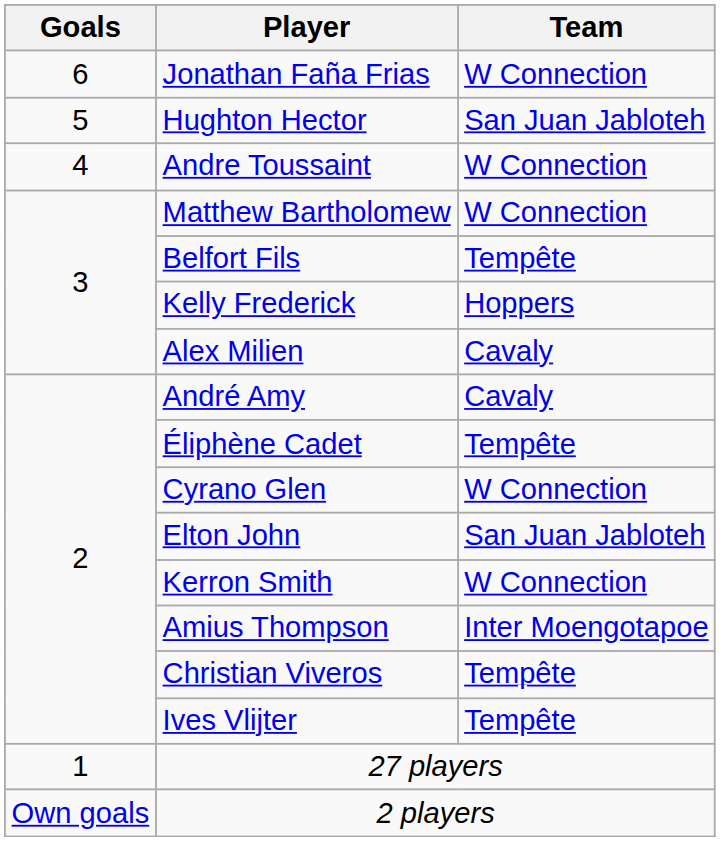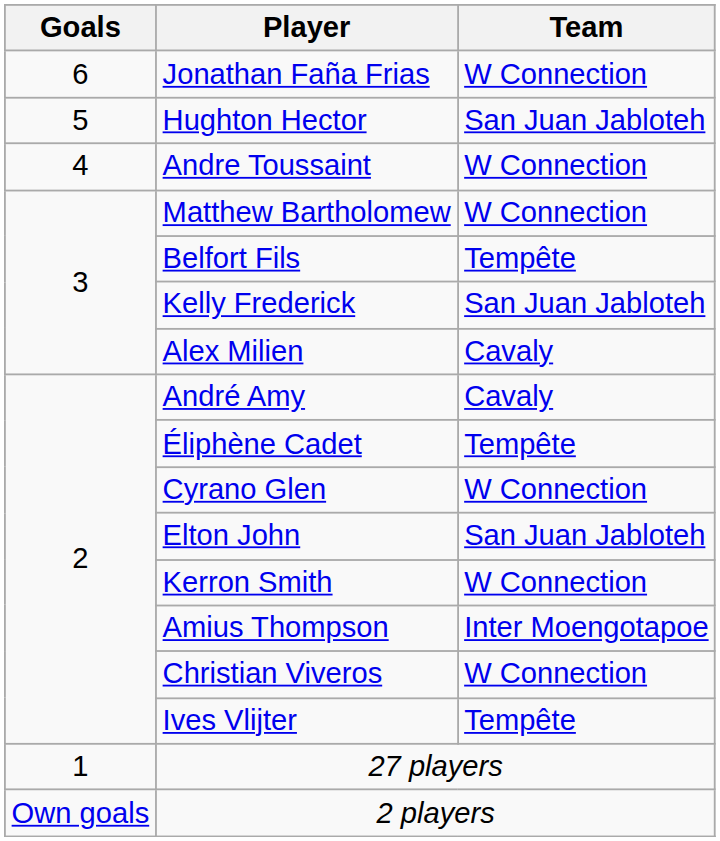(519, 304) Hoppers -> (585, 304) San Juan Jabloteh
(520, 674) Tempête -> (556, 674) W Connection
